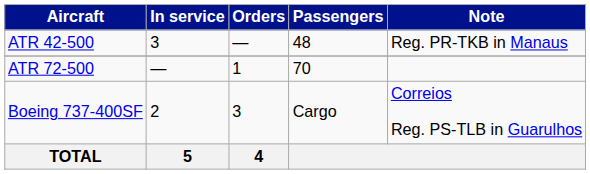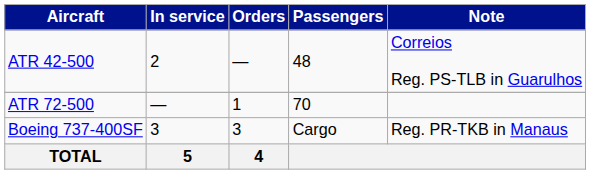(188, 43) 3 -> (188, 61) 2
(487, 43) Reg. PR-TKB in Manaus -> (487, 61) Correios Reg. PS-TLB in Guarulhos
(188, 112) 2 -> (188, 131) 3
(487, 112) Correios Reg. PS-TLB in Guarulhos -> (487, 131) Reg. PR-TKB in Manaus
